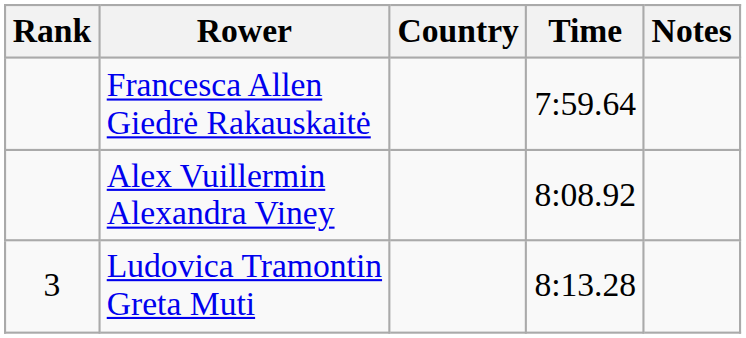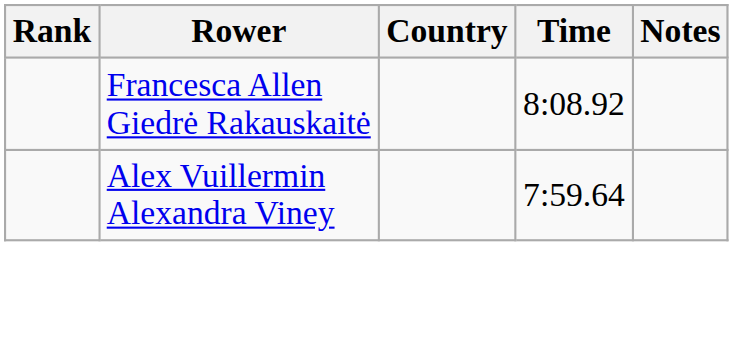(585, 103) 7:59.64 -> (574, 103) 8:08.92
(585, 194) 8:08.92 -> (574, 194) 7:59.64
- row: (244, 285)
